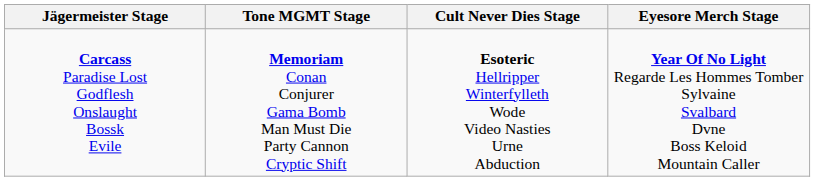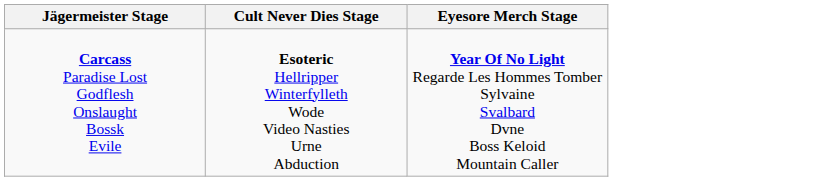- column: (306, 16)
